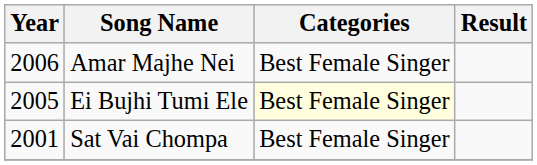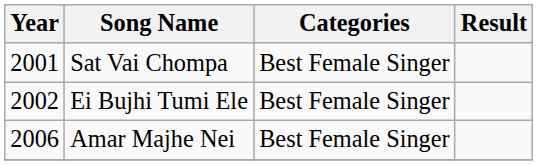rows swapped: (149, 139) <-> (153, 62)
(35, 100) 2005 -> (35, 100) 2002
(354, 100) lightyellow background -> (354, 100) no background
